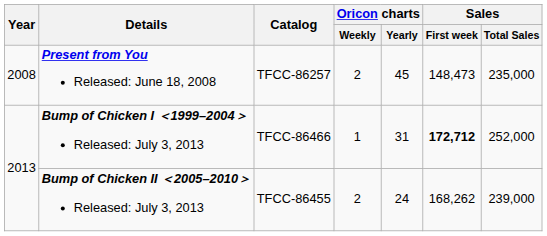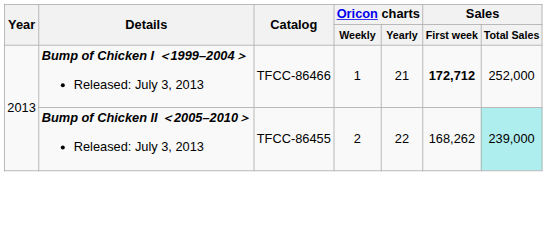- row: (146, 69)
(402, 136) 31 -> (402, 76) 21
(402, 199) 24 -> (402, 139) 22
(512, 199) no background -> (512, 139) paleturquoise background
